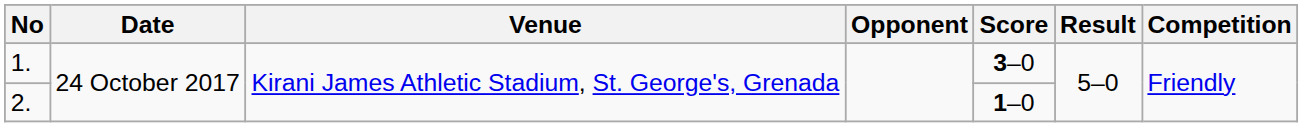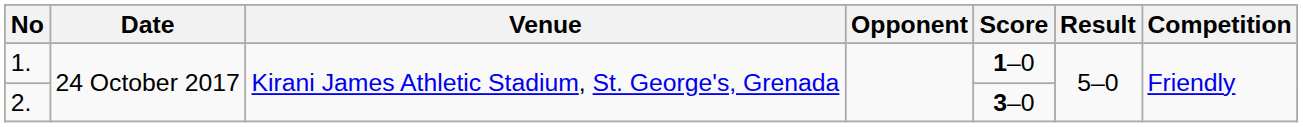(1014, 63) 3–0 -> (1014, 63) 1–0
(1014, 102) 1–0 -> (1014, 102) 3–0
